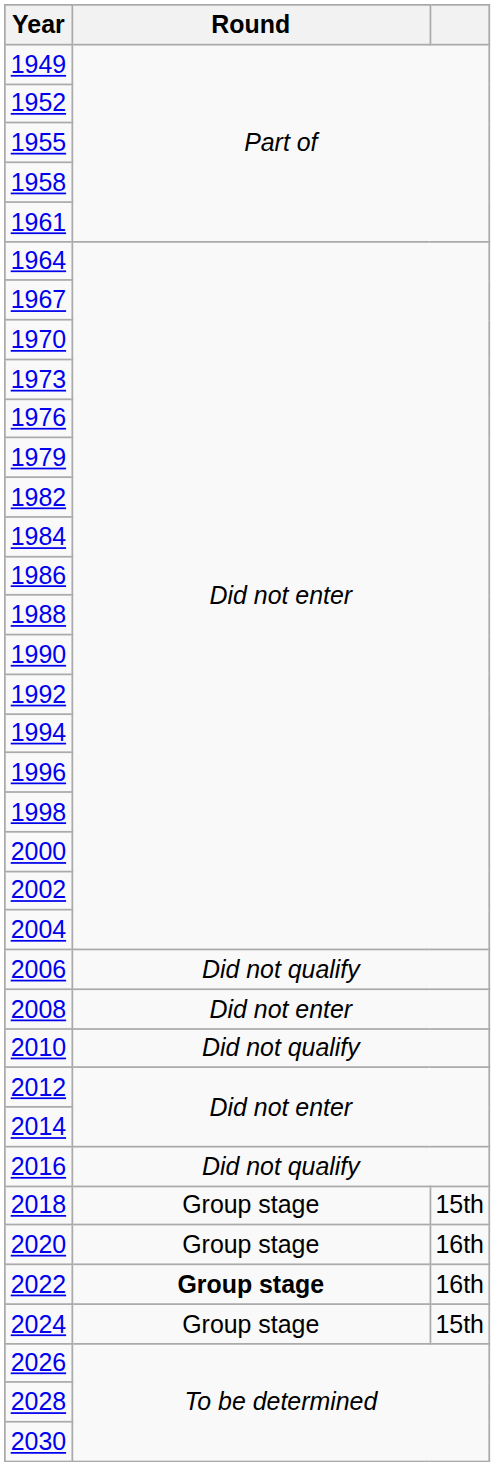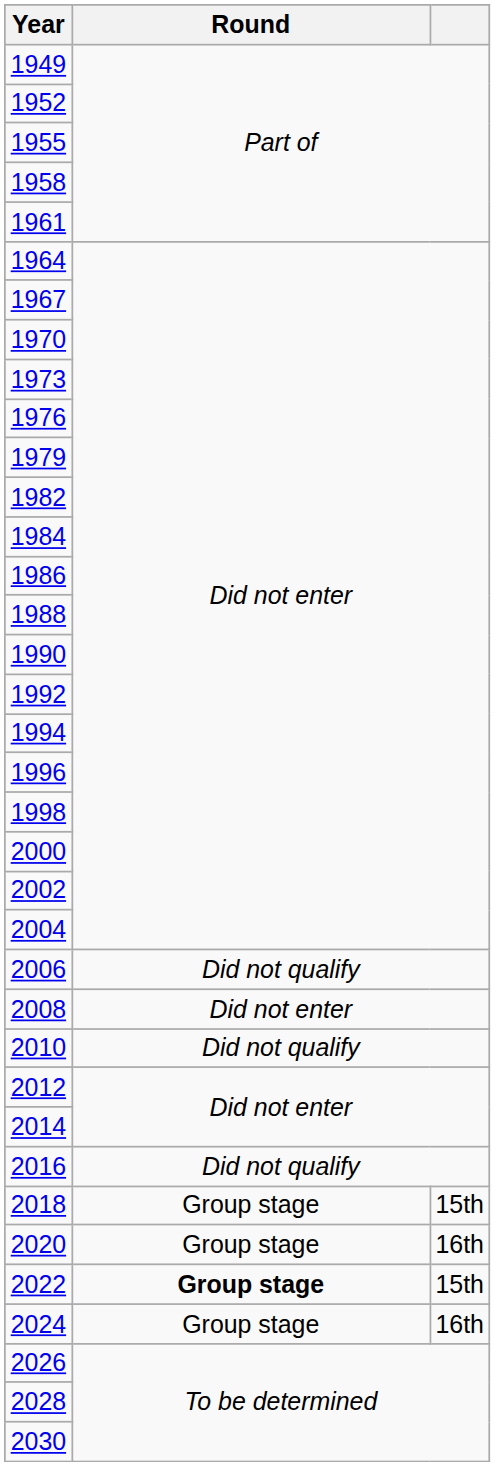(460, 1284) 16th -> (460, 1284) 15th
(460, 1324) 15th -> (460, 1324) 16th
